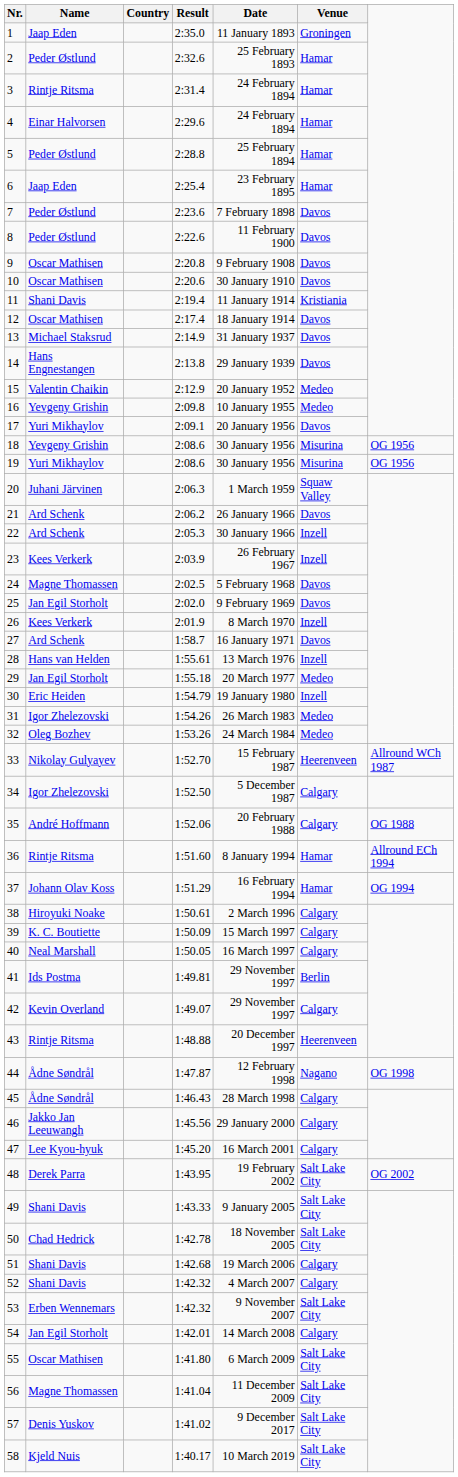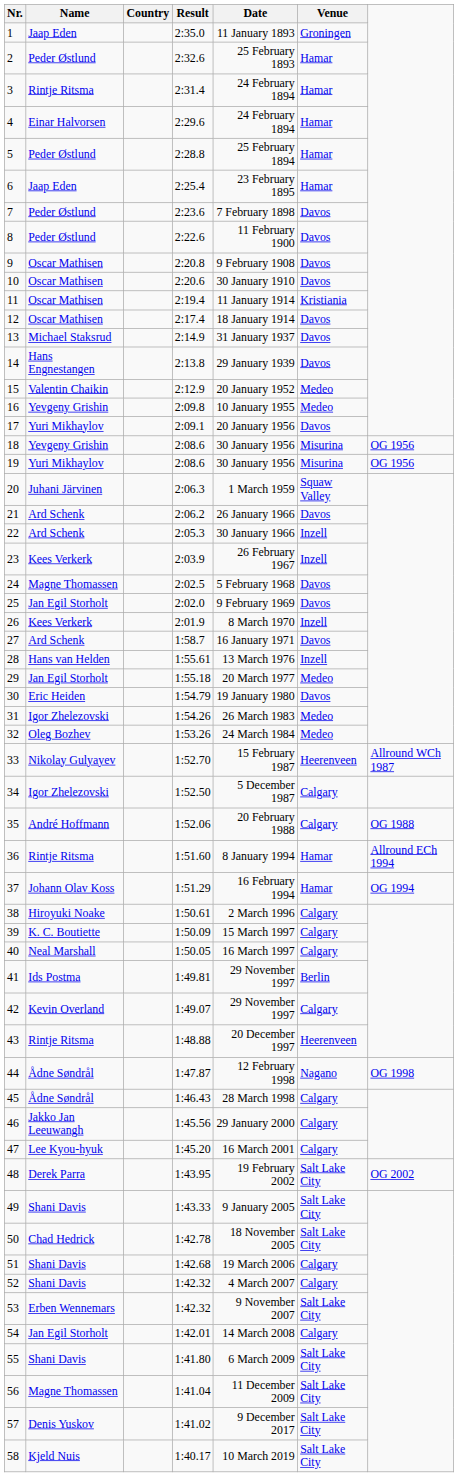(57, 300) Shani Davis -> (66, 300) Oscar Mathisen
(314, 697) Inzell -> (315, 697) Davos
(66, 1359) Oscar Mathisen -> (57, 1359) Shani Davis
